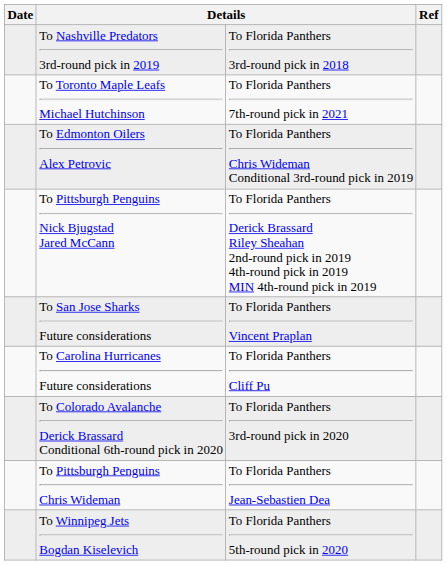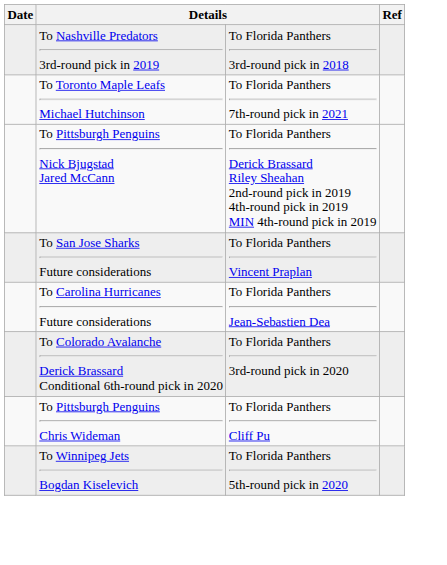- row: (131, 149)
(321, 371) To Florida Panthers Cliff Pu -> (303, 307) To Florida Panthers Jean-Sebastien Dea
(321, 485) To Florida Panthers Jean-Sebastien Dea -> (303, 421) To Florida Panthers Cliff Pu
